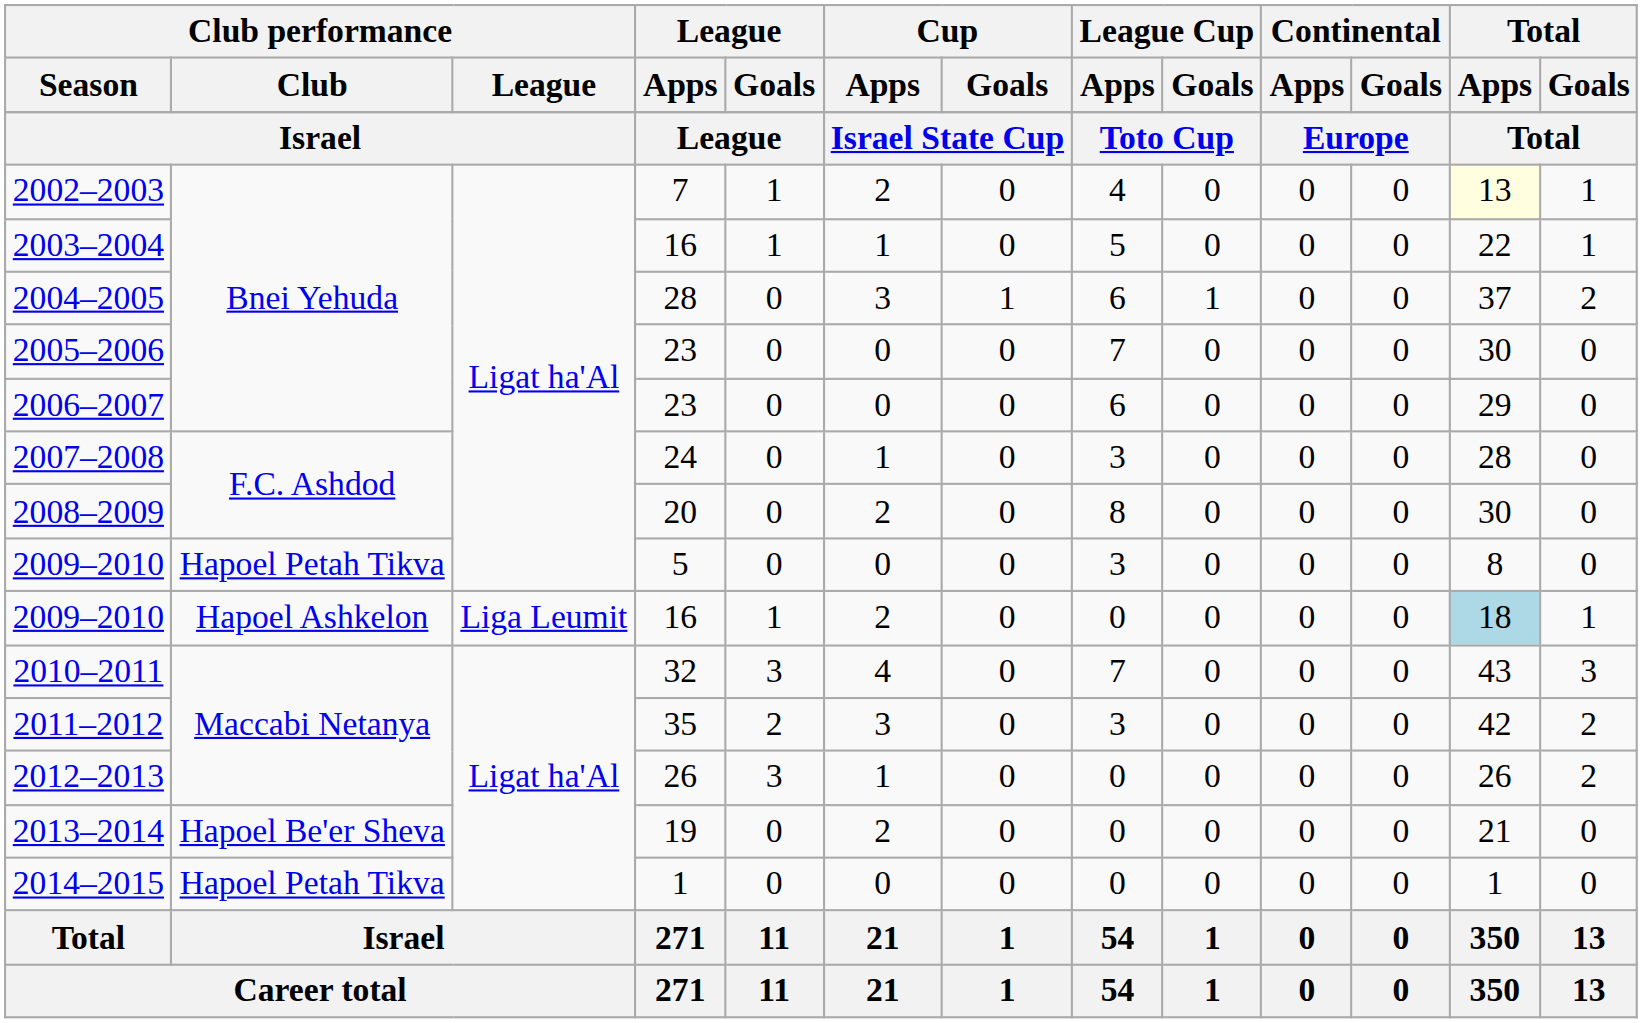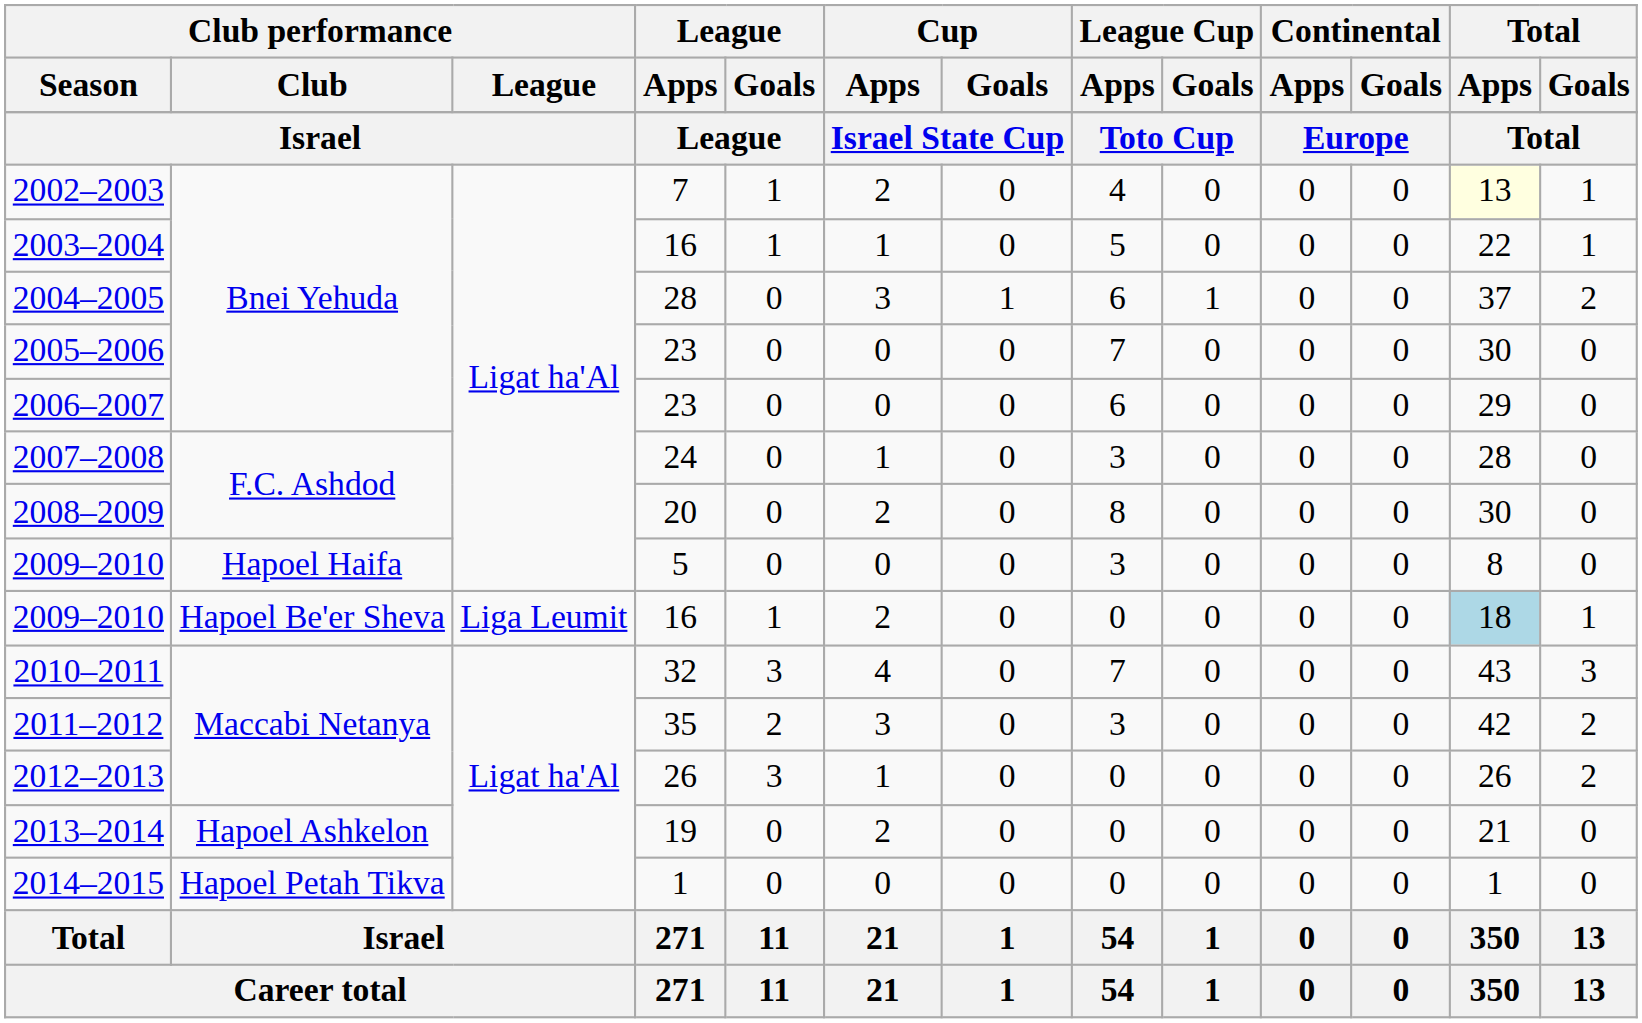(312, 564) Hapoel Petah Tikva -> (312, 564) Hapoel Haifa
(312, 617) Hapoel Ashkelon -> (312, 617) Hapoel Be'er Sheva
(312, 830) Hapoel Be'er Sheva -> (312, 830) Hapoel Ashkelon
